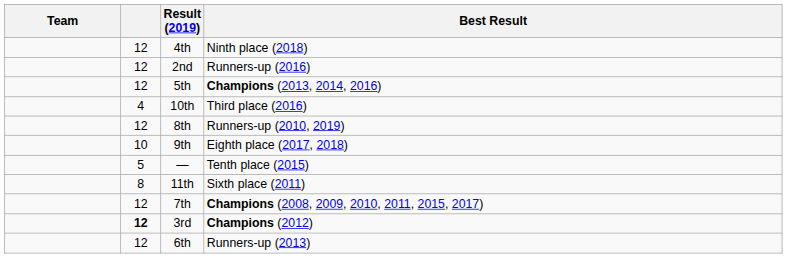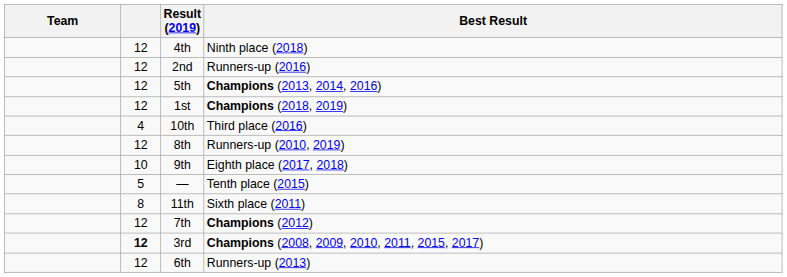+ row: (182, 106)
(345, 203) Champions (2008, 2009, 2010, 2011, 2015, 2017) -> (260, 223) Champions (2012)
(260, 223) Champions (2012) -> (345, 243) Champions (2008, 2009, 2010, 2011, 2015, 2017)
